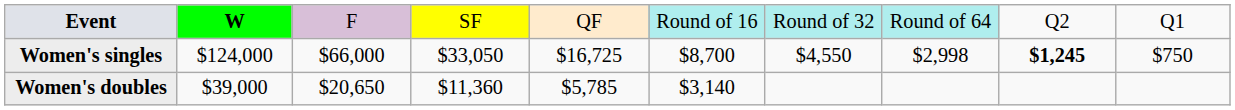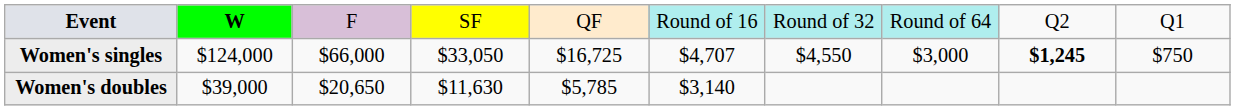(707, 55) $8,700 -> (707, 55) $4,707
(940, 55) $2,998 -> (940, 55) $3,000
(470, 88) $11,360 -> (470, 88) $11,630
